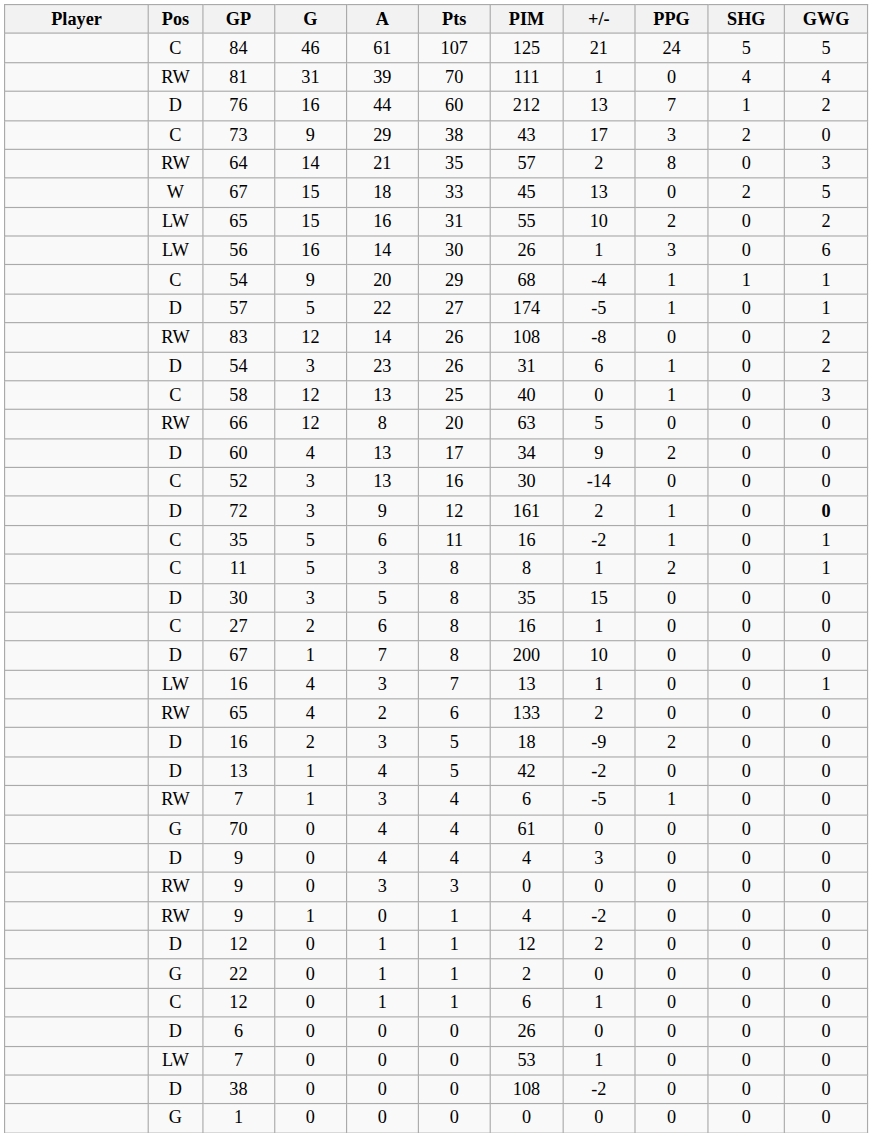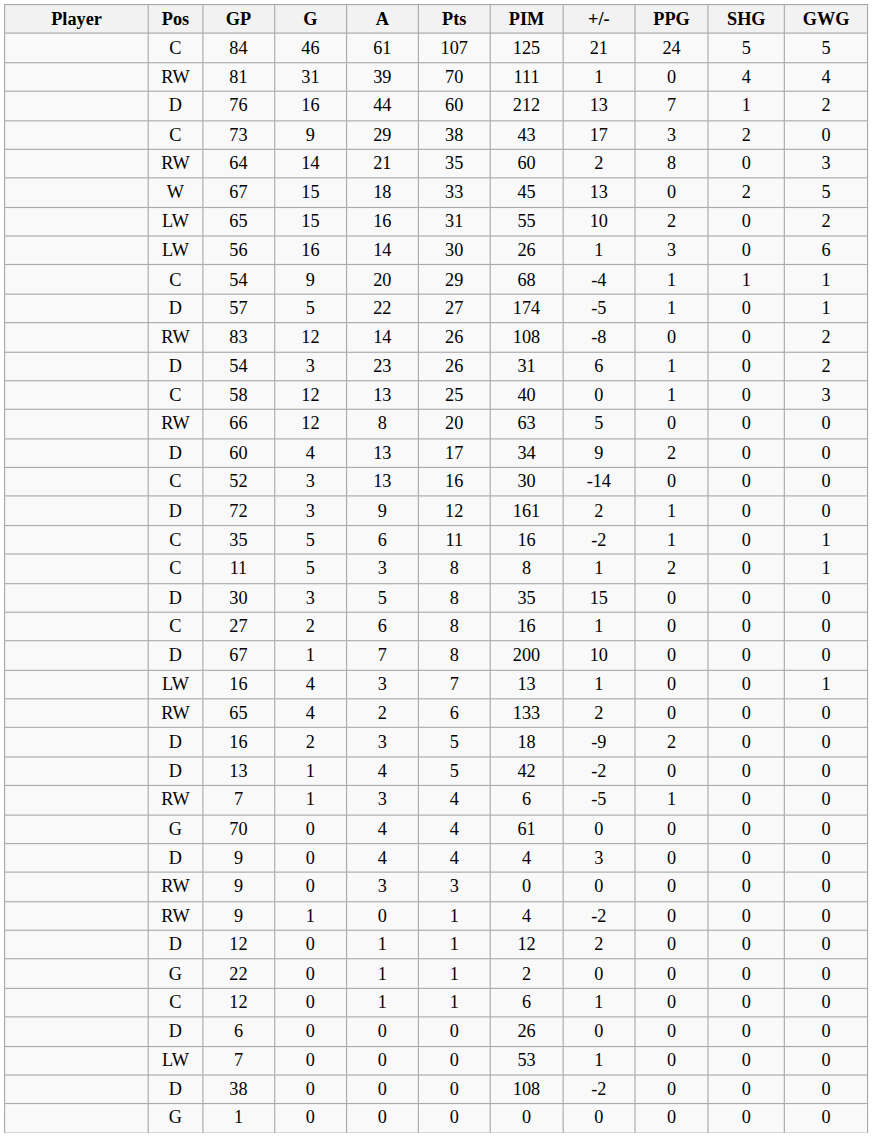(527, 163) 57 -> (527, 163) 60
(826, 510) bold -> (826, 510) normal
